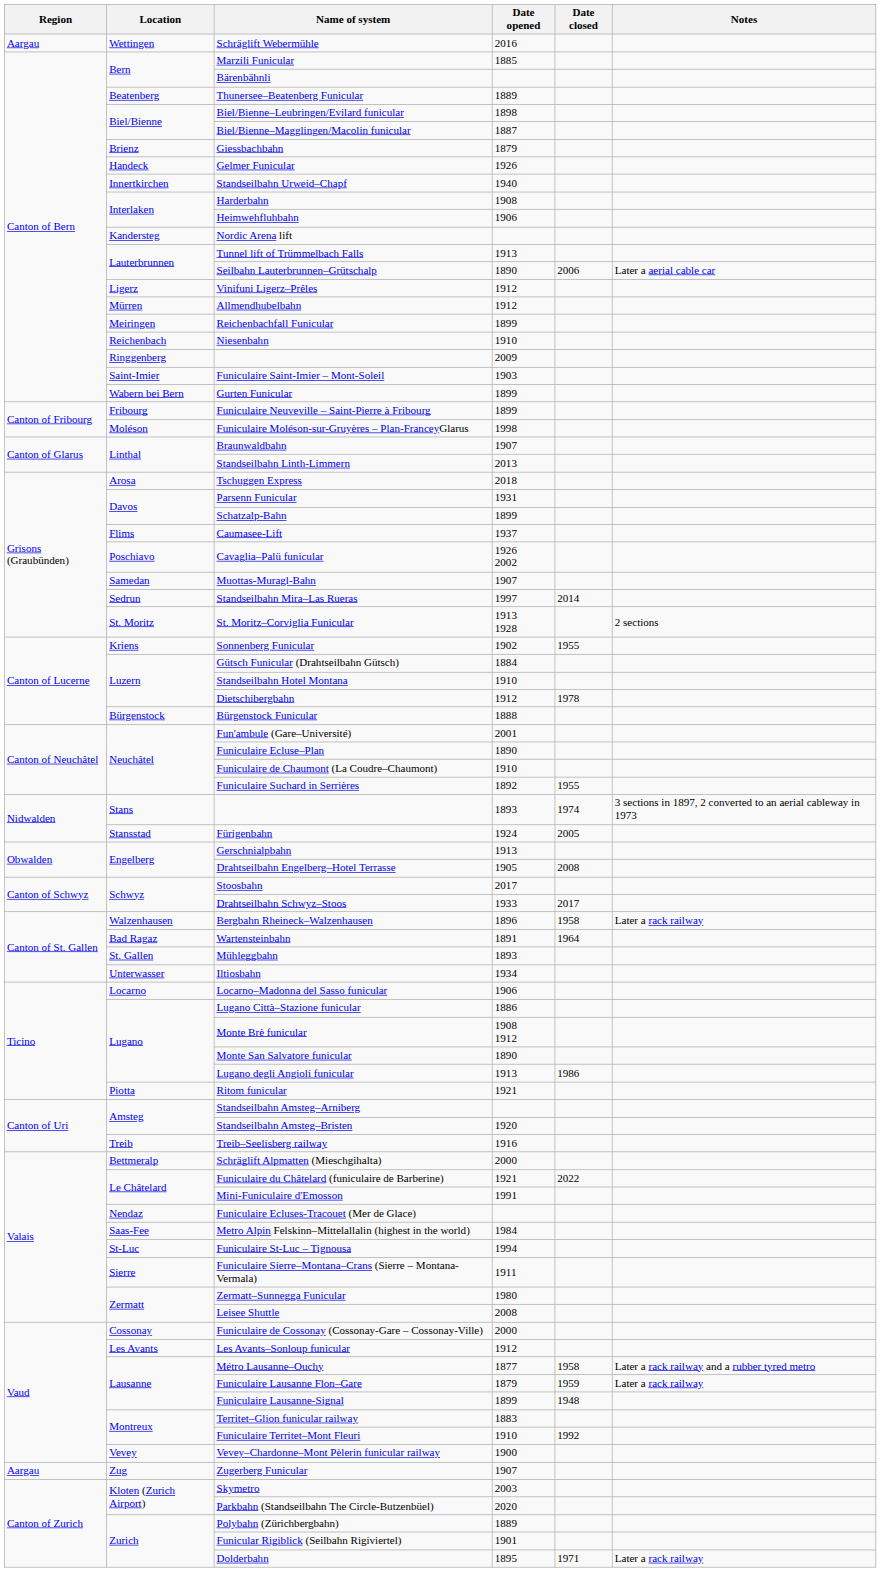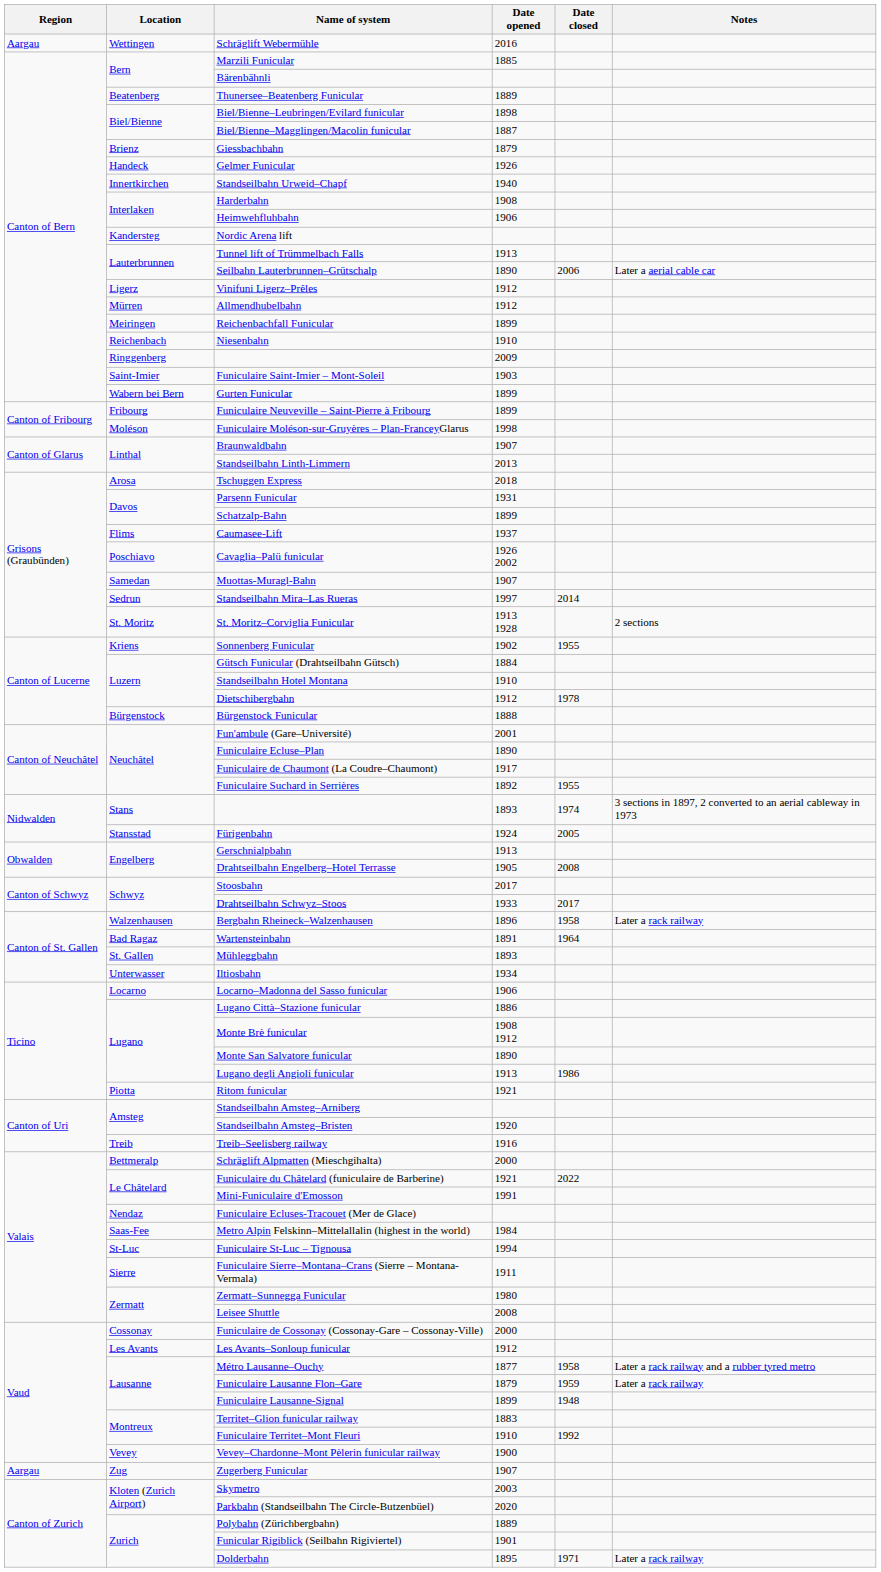(506, 768) 1910 -> (506, 768) 1917
